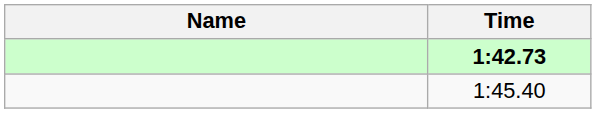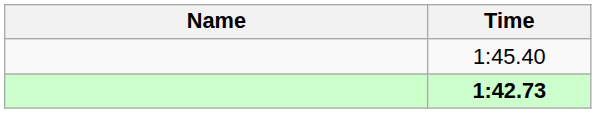rows swapped: (509, 56) <-> (509, 90)
